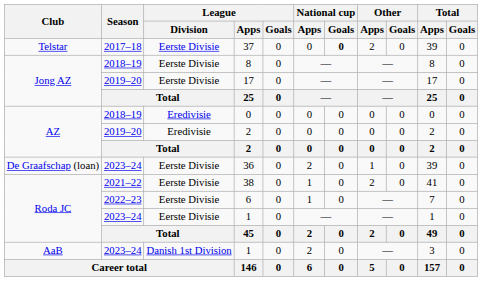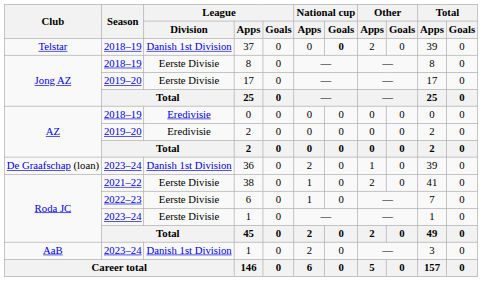(123, 47) 2017–18 -> (123, 47) 2018–19
(189, 47) Eerste Divisie -> (189, 47) Danish 1st Division
(189, 166) Eerste Divisie -> (189, 166) Danish 1st Division
